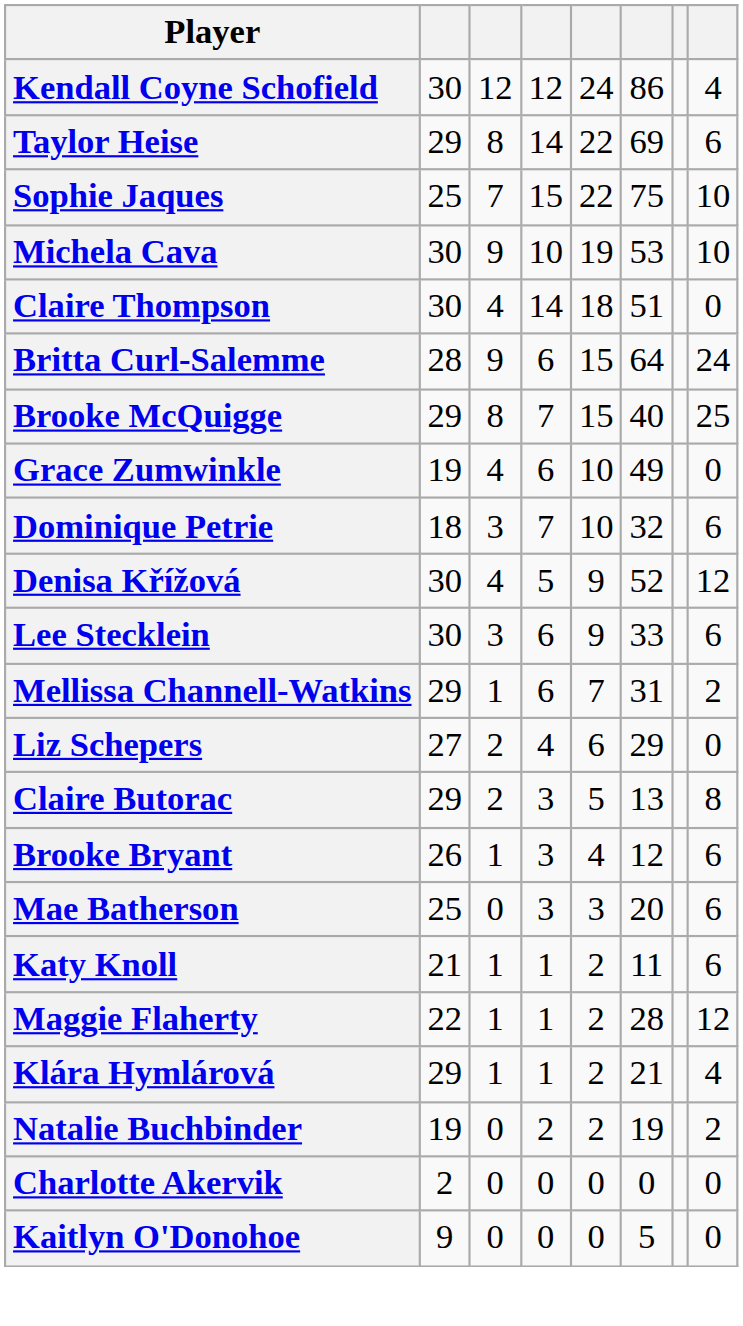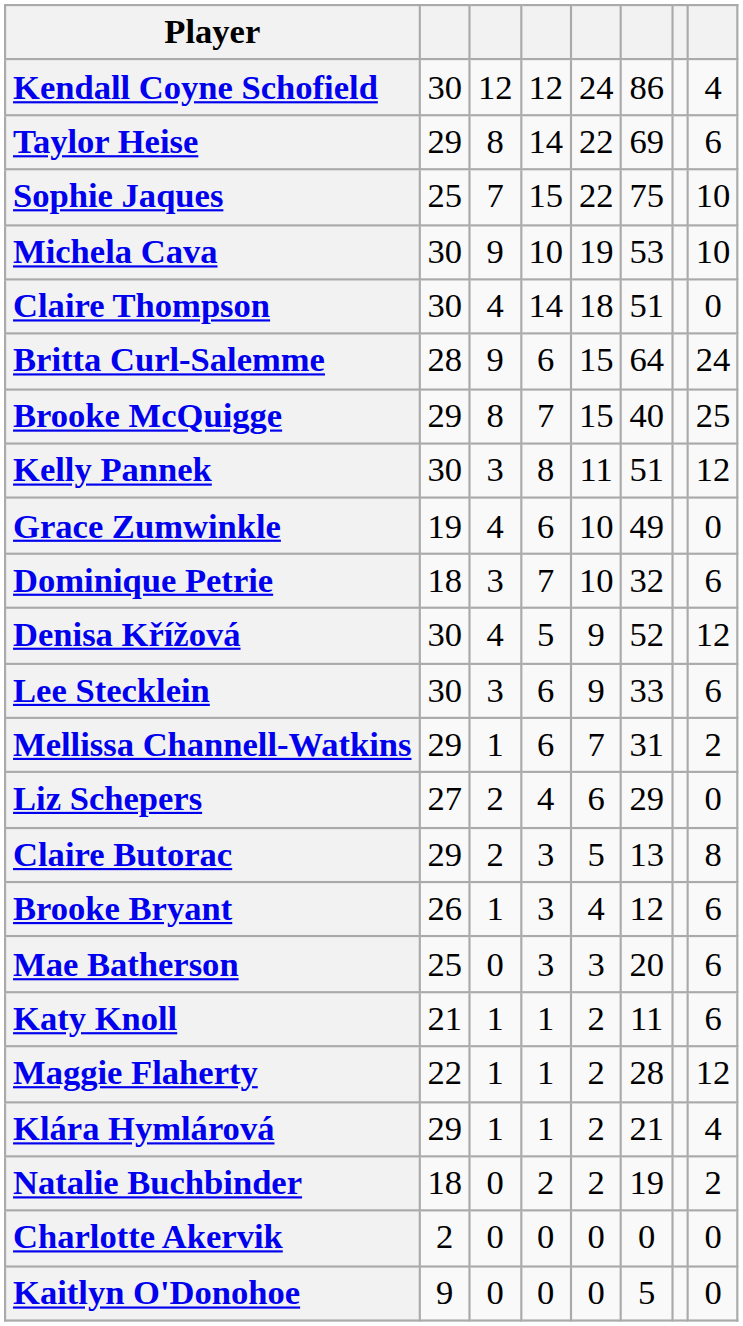+ row: (112, 470)
(445, 1128) 19 -> (445, 1182) 18
